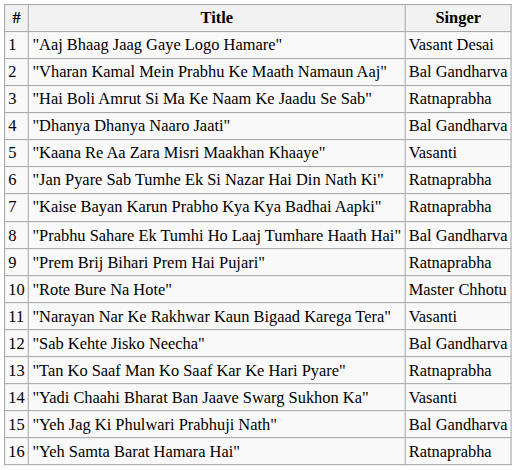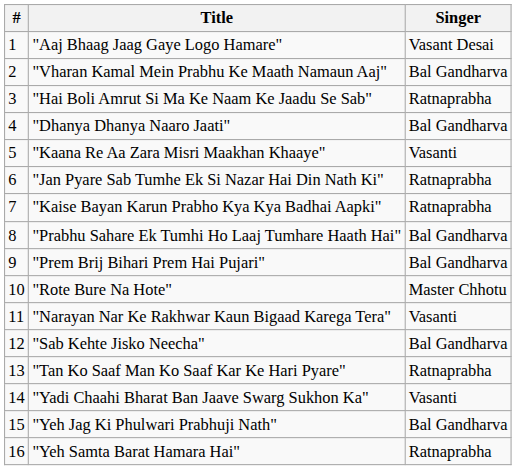(450, 261) Ratnaprabha -> (458, 261) Bal Gandharva
